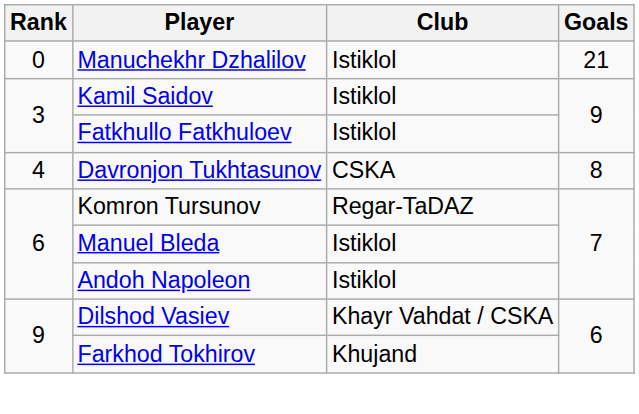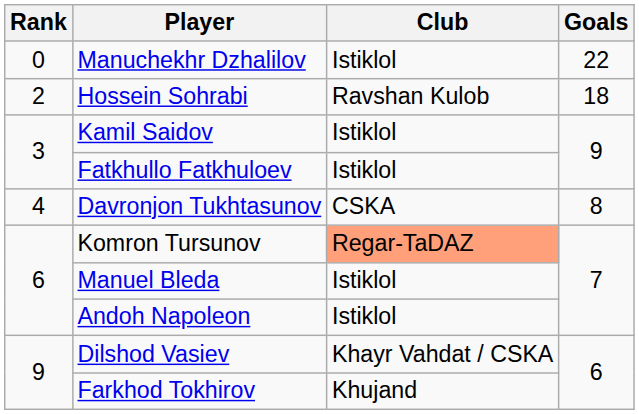(596, 59) 21 -> (596, 59) 22
+ row: (163, 96)
(403, 206) no background -> (403, 243) lightsalmon background
